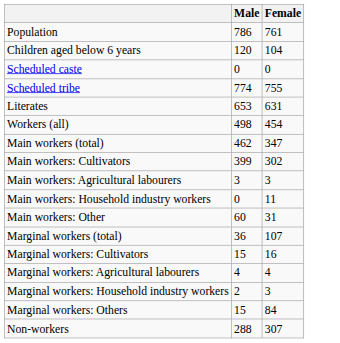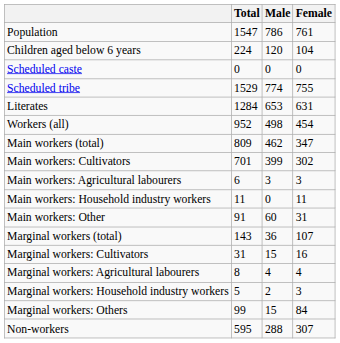+ column: (247, 13)
